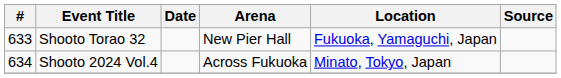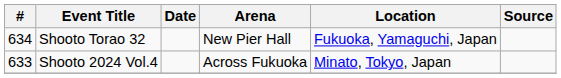(20, 39) 633 -> (20, 39) 634
(20, 62) 634 -> (20, 62) 633
